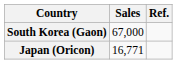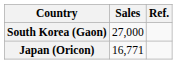(128, 31) 67,000 -> (128, 31) 27,000
